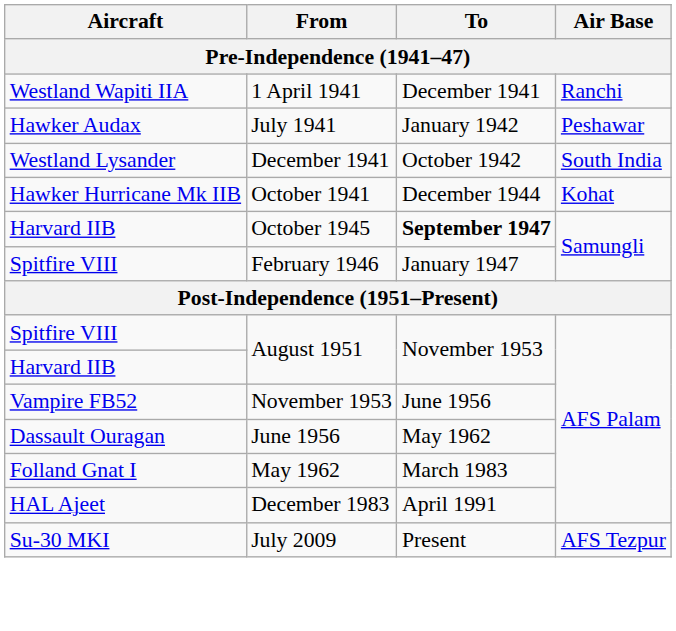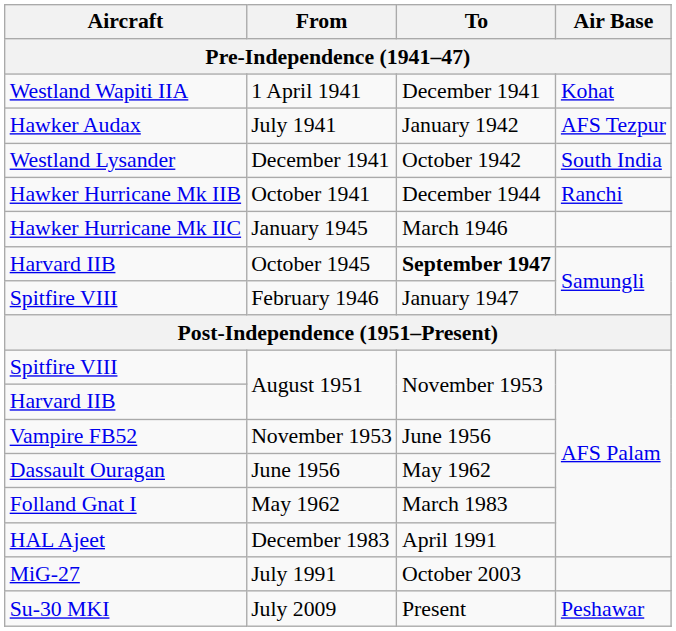(592, 90) Ranchi -> (587, 90) Kohat
(603, 125) Peshawar -> (613, 125) AFS Tezpur
(587, 194) Kohat -> (592, 194) Ranchi
+ row: (125, 228)
+ row: (45, 573)
(613, 539) AFS Tezpur -> (603, 608) Peshawar
